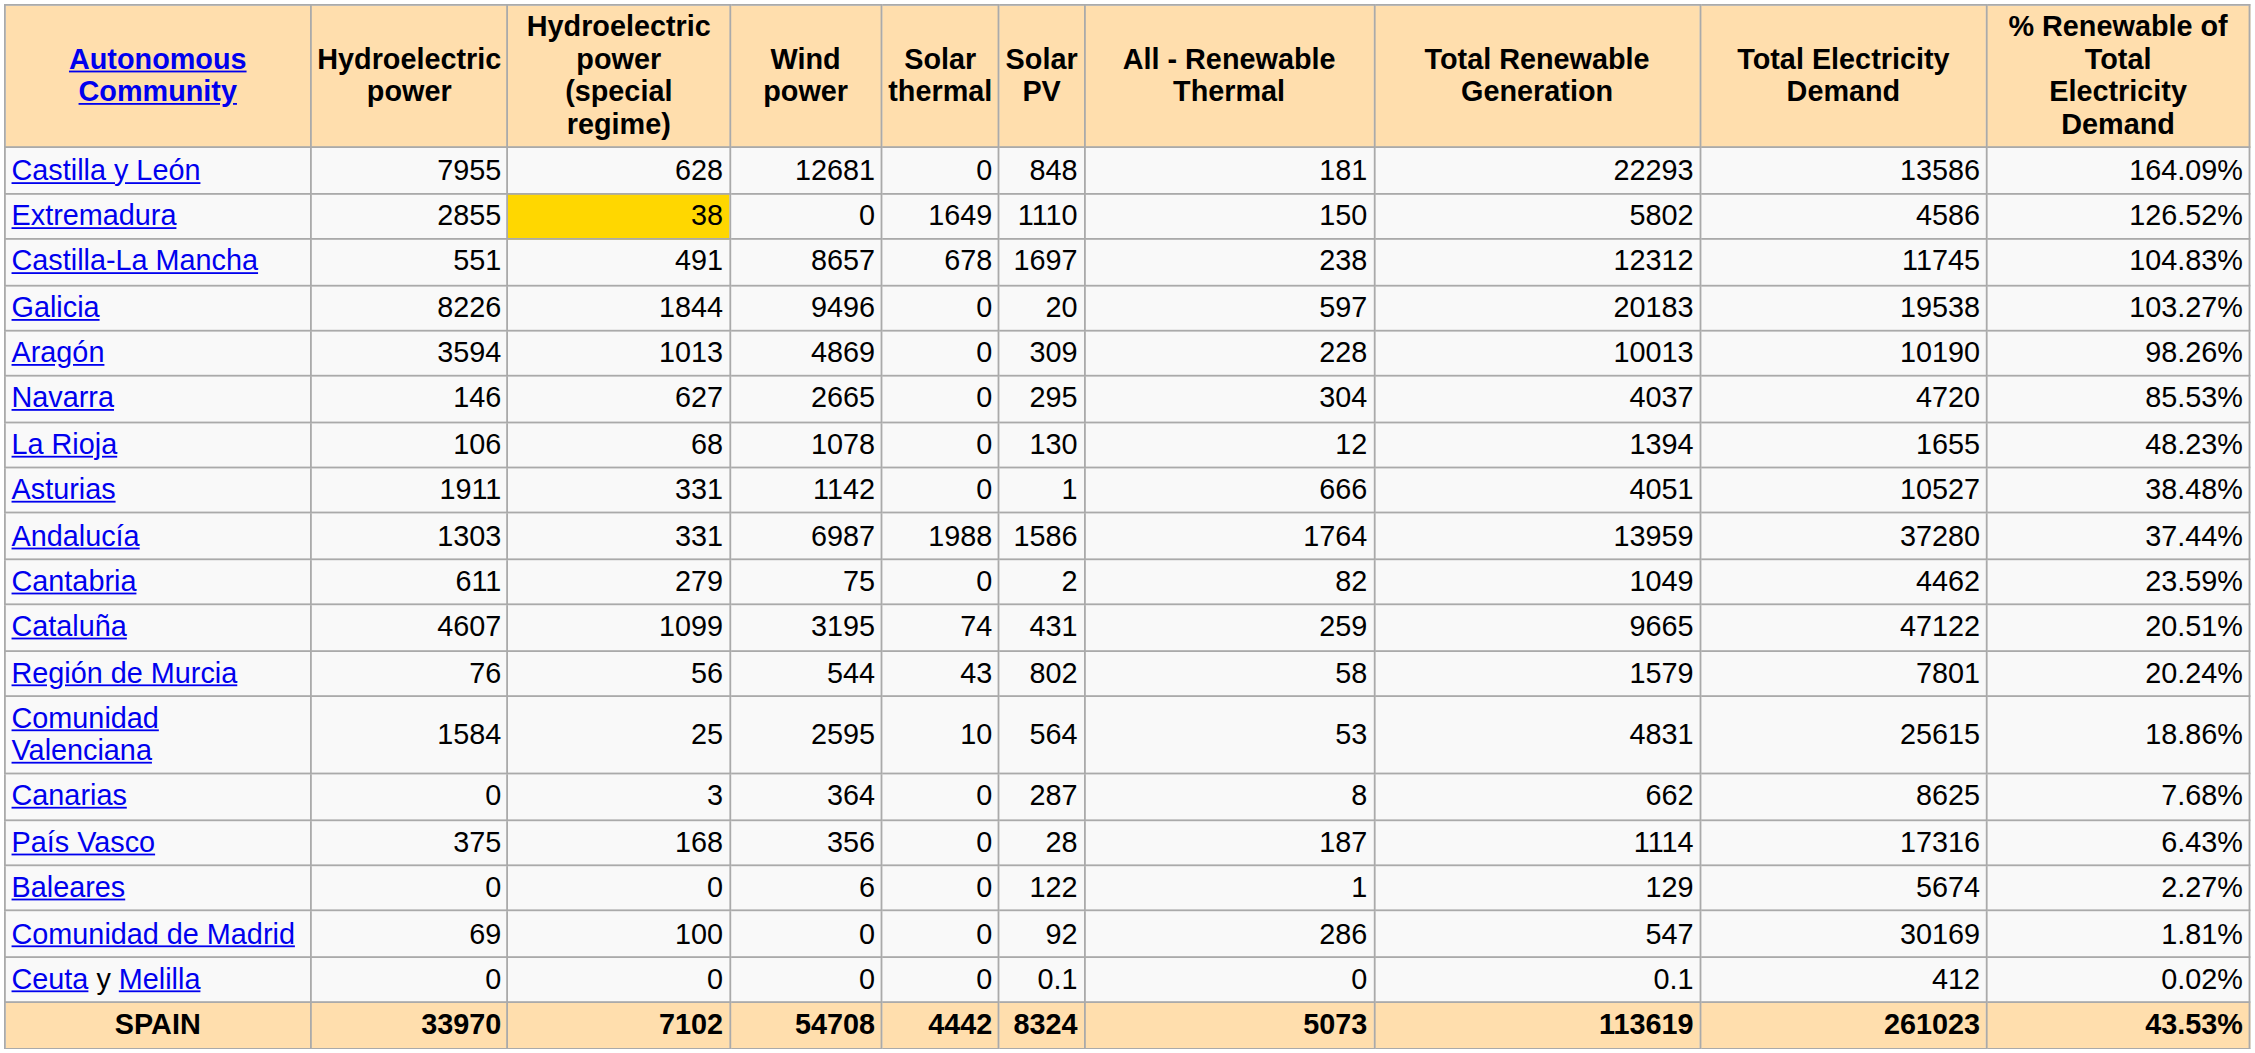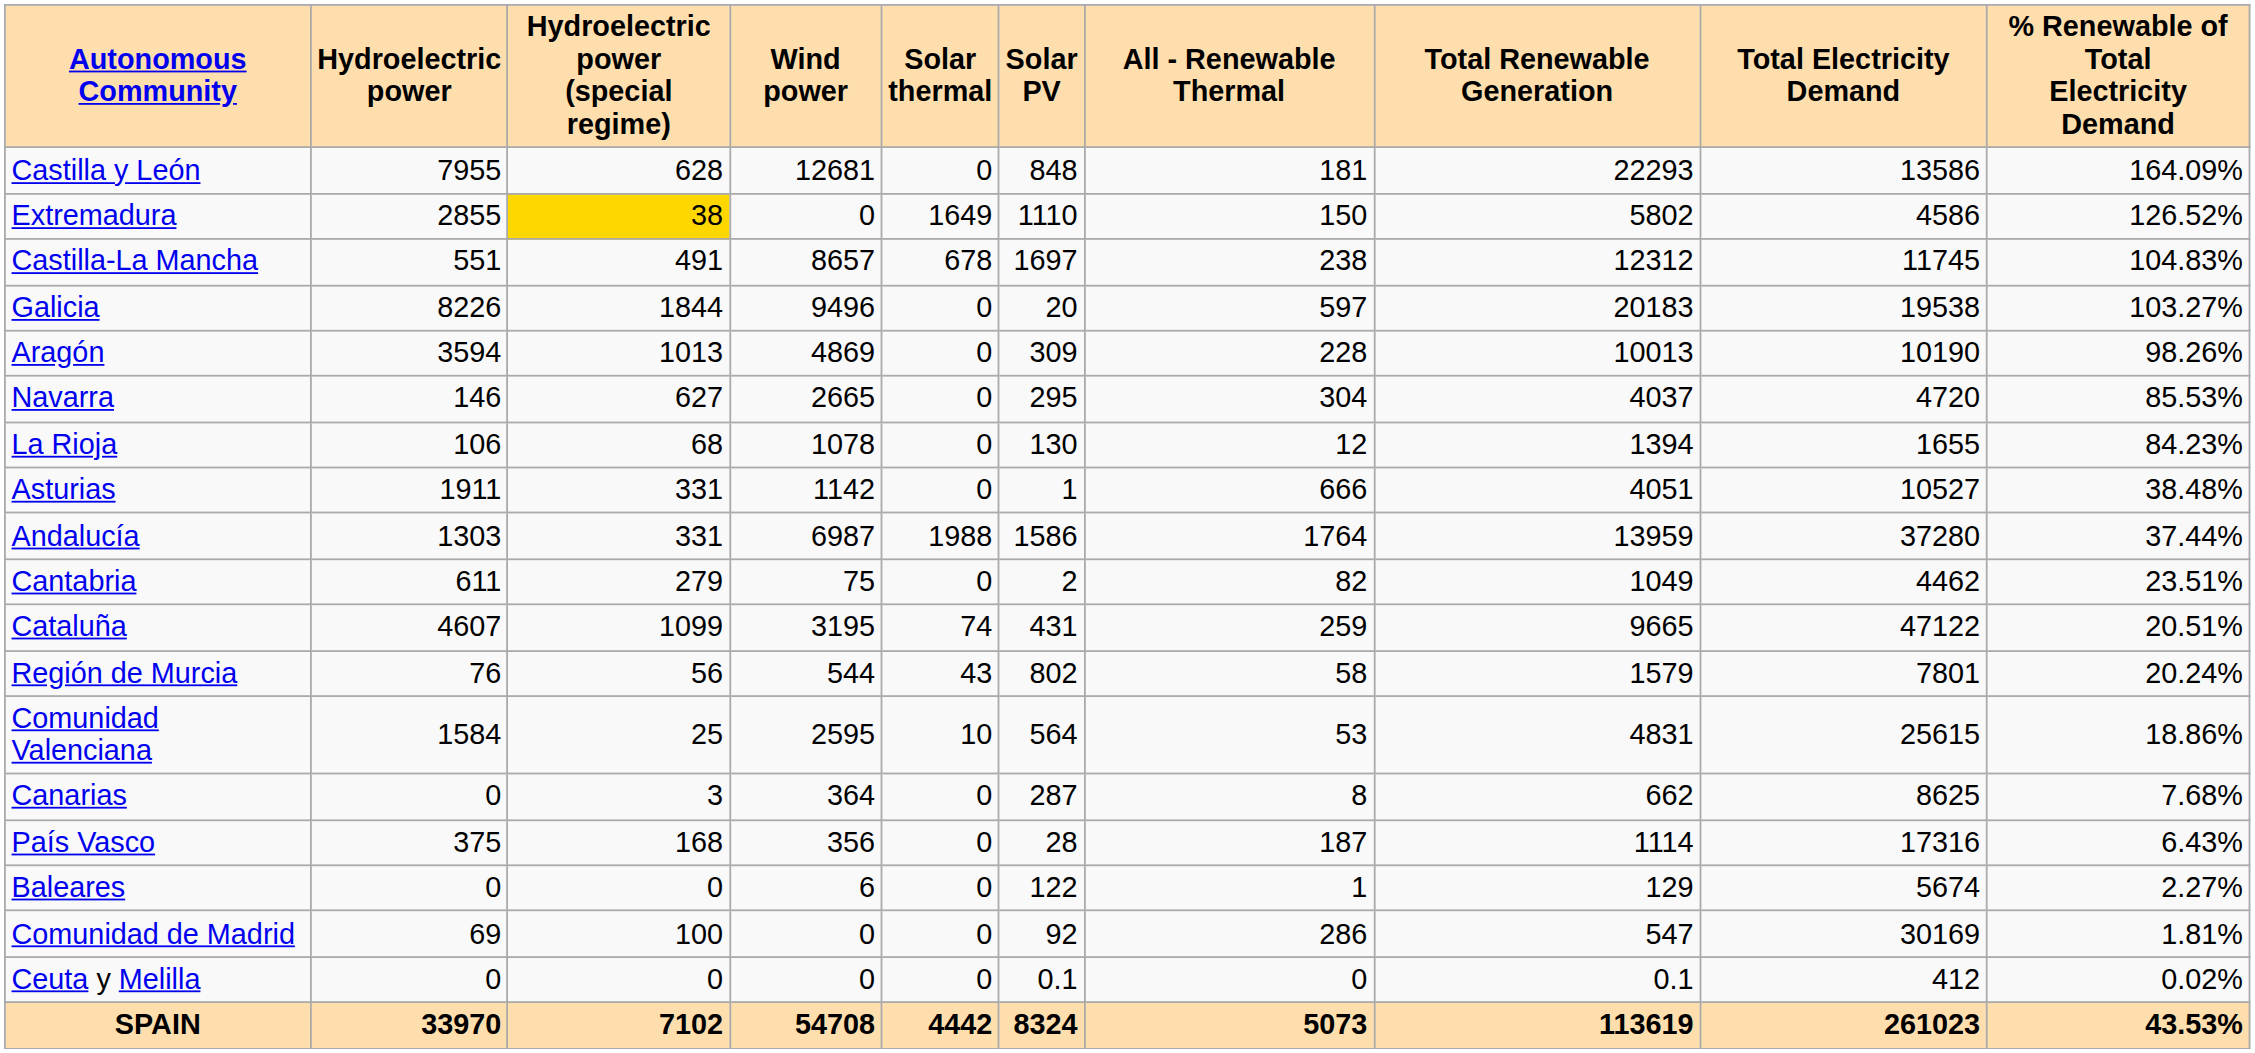(2194, 444) 48.23% -> (2194, 444) 84.23%
(2194, 581) 23.59% -> (2194, 581) 23.51%
